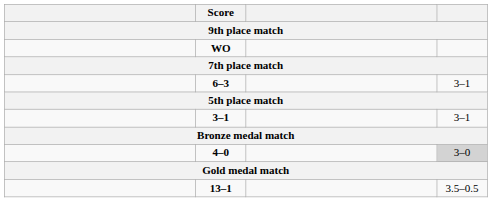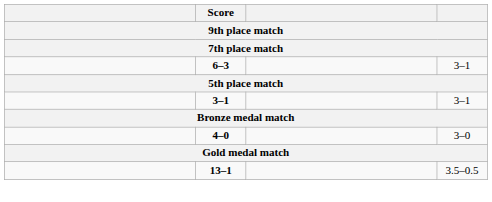- row: (221, 48)
(462, 153) lightgrey background -> (462, 135) no background
